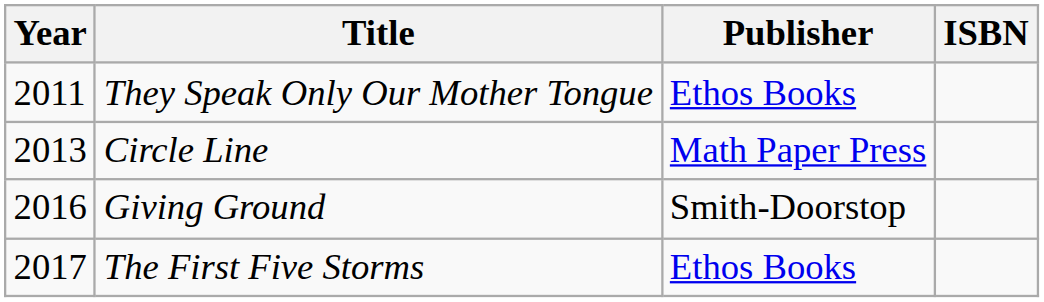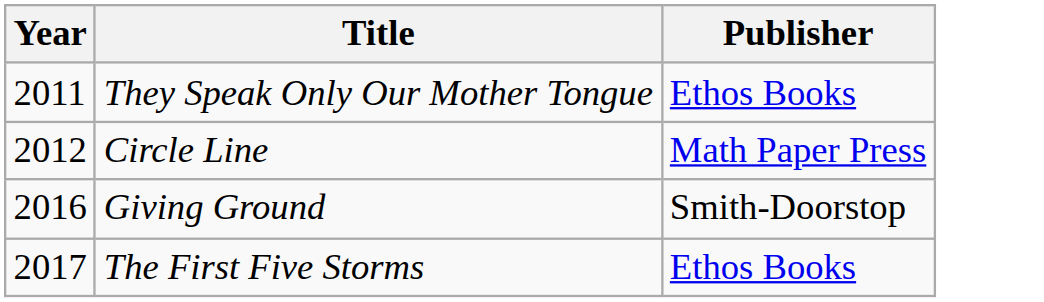- column: (986, 33)
(50, 149) 2013 -> (50, 149) 2012
